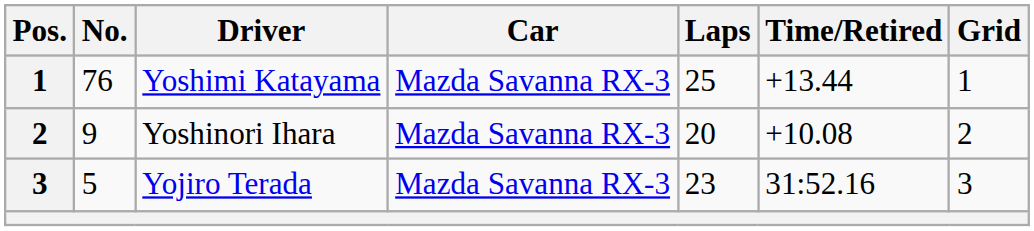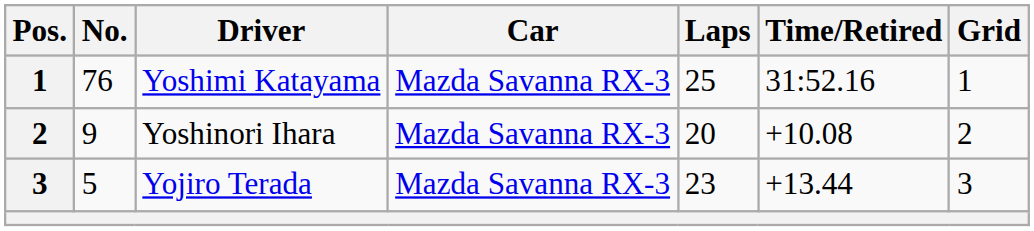(809, 81) +13.44 -> (820, 81) 31:52.16
(820, 183) 31:52.16 -> (809, 183) +13.44
